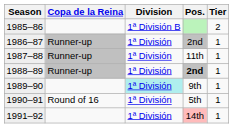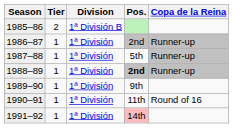columns swapped: (218, 11) <-> (85, 11)
(195, 56) 11th -> (136, 56) 5th
(150, 85) paleturquoise background -> (91, 85) no background
(195, 100) 5th -> (136, 100) 11th
